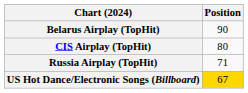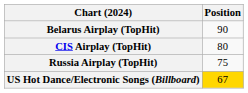(223, 63) 71 -> (223, 63) 75
